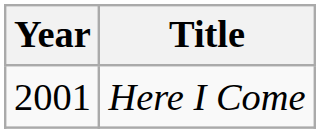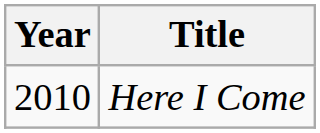(52, 95) 2001 -> (52, 95) 2010
